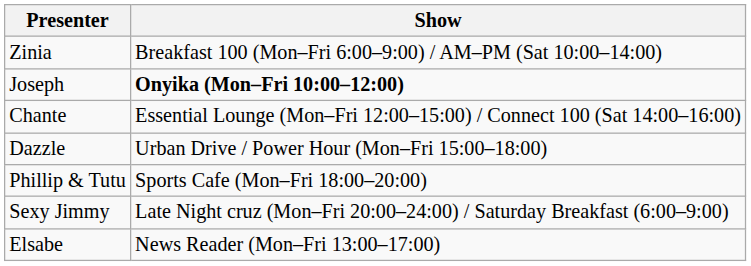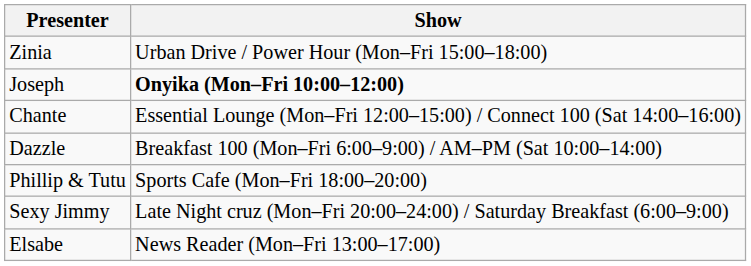(399, 52) Breakfast 100 (Mon–Fri 6:00–9:00) / AM–PM (Sat 10:00–14:00) -> (341, 52) Urban Drive / Power Hour (Mon–Fri 15:00–18:00)
(341, 148) Urban Drive / Power Hour (Mon–Fri 15:00–18:00) -> (399, 148) Breakfast 100 (Mon–Fri 6:00–9:00) / AM–PM (Sat 10:00–14:00)
